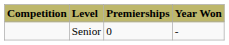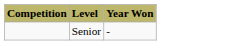- column: (138, 13)
